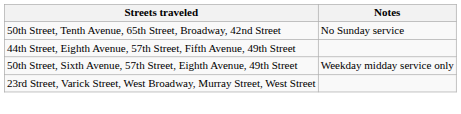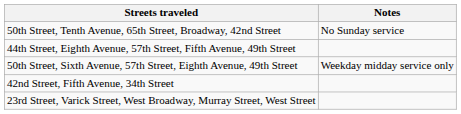+ row: (90, 83)
